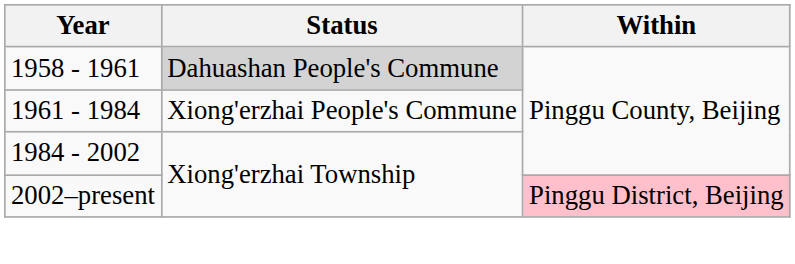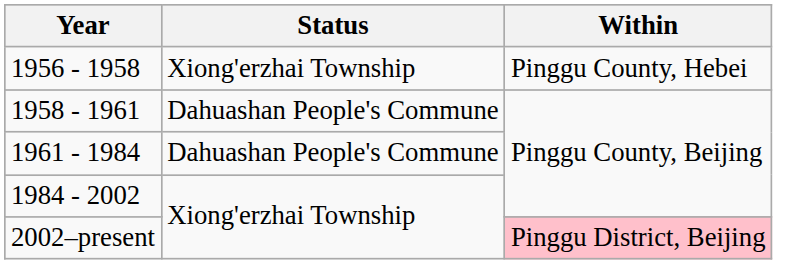+ row: (76, 68)
(333, 68) lightgrey background -> (333, 110) no background
(342, 110) Xiong'erzhai People's Commune -> (333, 152) Dahuashan People's Commune
